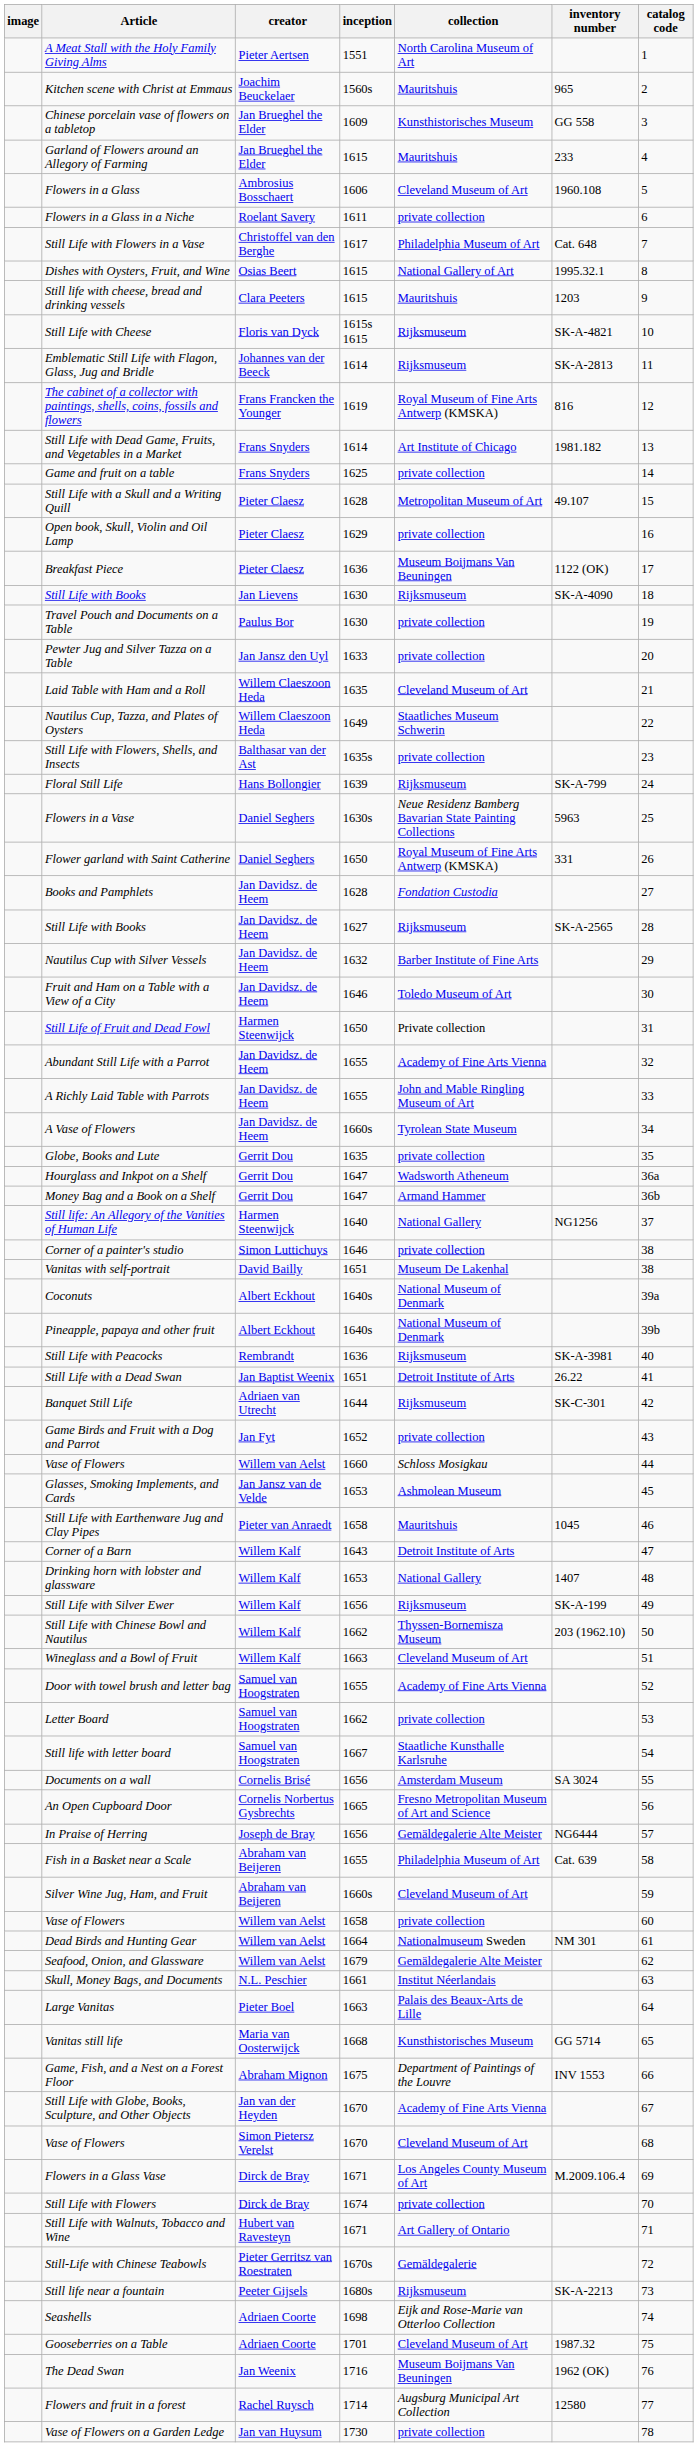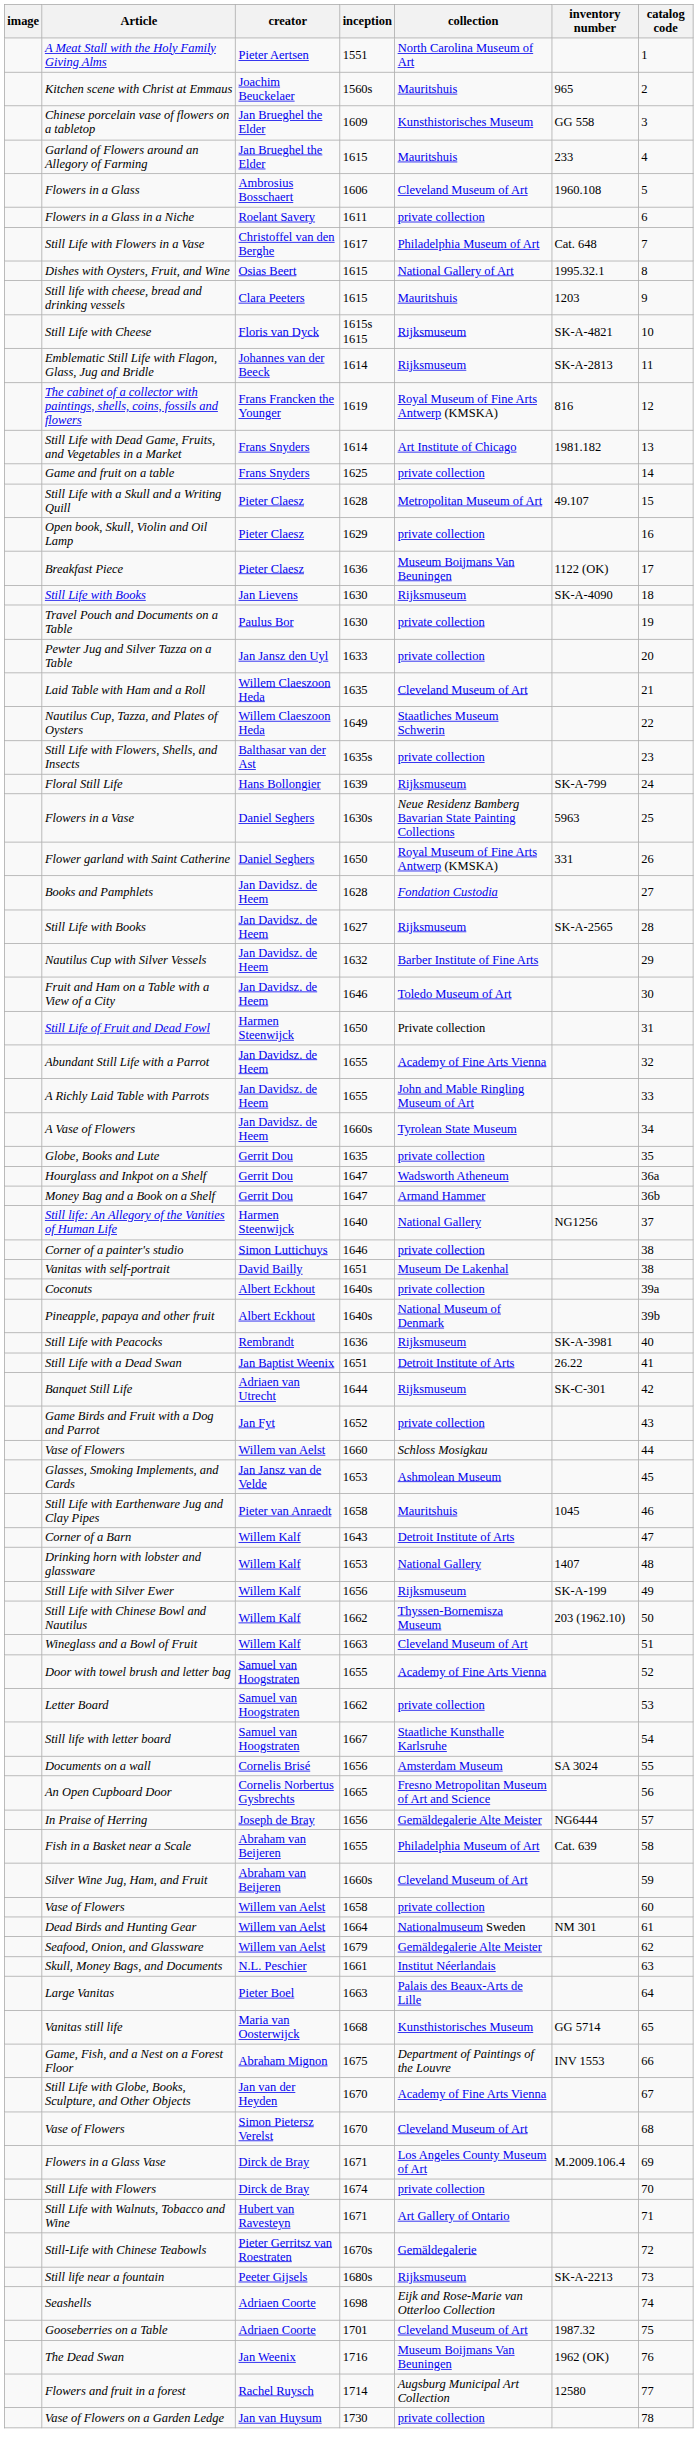(449, 1296) National Museum of Denmark -> (441, 1289) private collection
